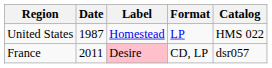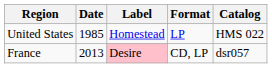(91, 33) 1987 -> (91, 33) 1985
(91, 53) 2011 -> (91, 53) 2013
